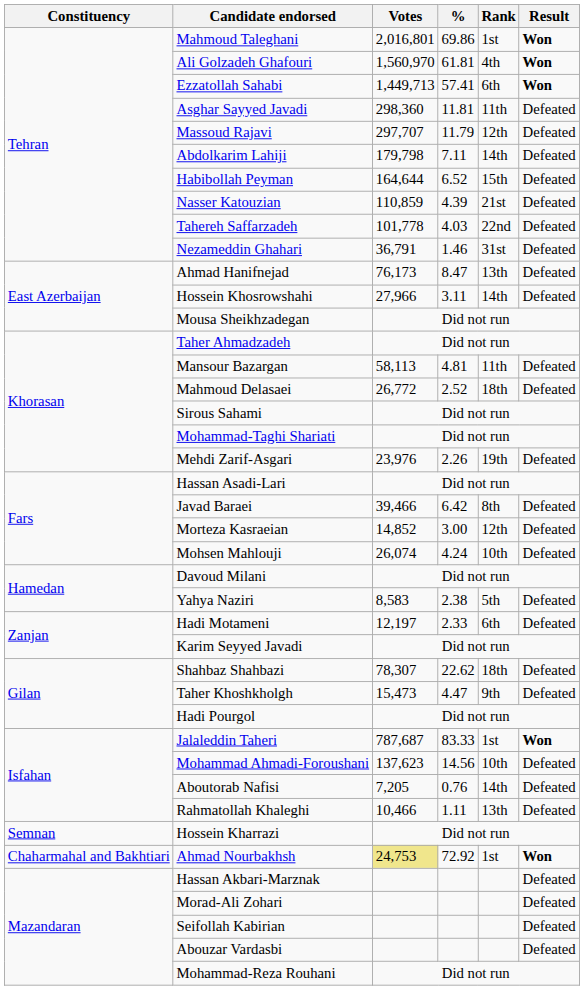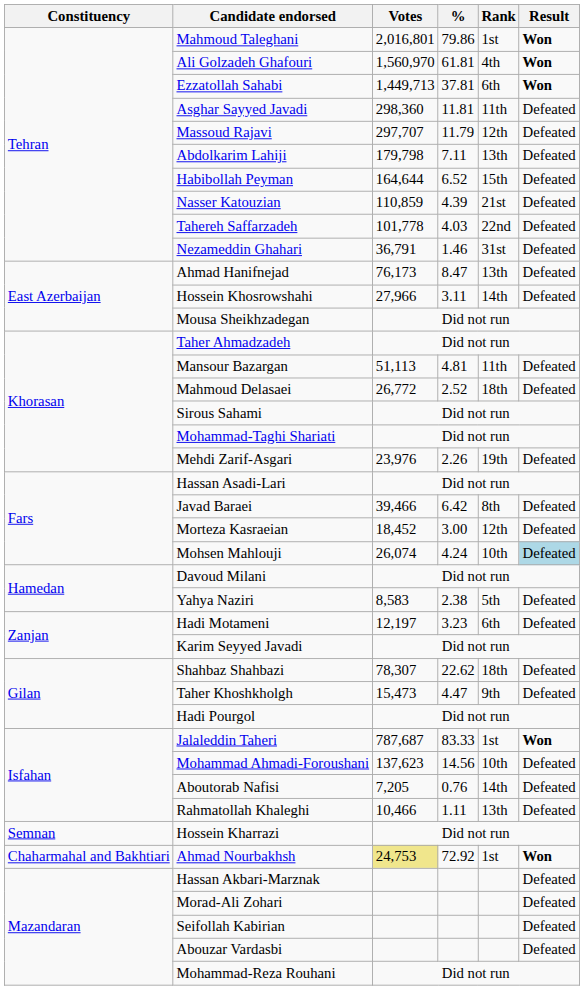(458, 39) 69.86 -> (458, 39) 79.86
(458, 86) 57.41 -> (458, 86) 37.81
(495, 156) 14th -> (495, 156) 13th
(396, 366) 58,113 -> (396, 366) 51,113
(396, 529) 14,852 -> (396, 529) 18,452
(549, 553) no background -> (549, 553) lightblue background
(454, 623) 2.33 -> (454, 623) 3.23
